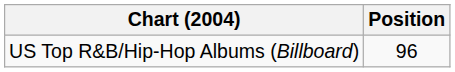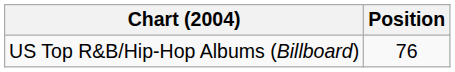(407, 50) 96 -> (407, 50) 76
